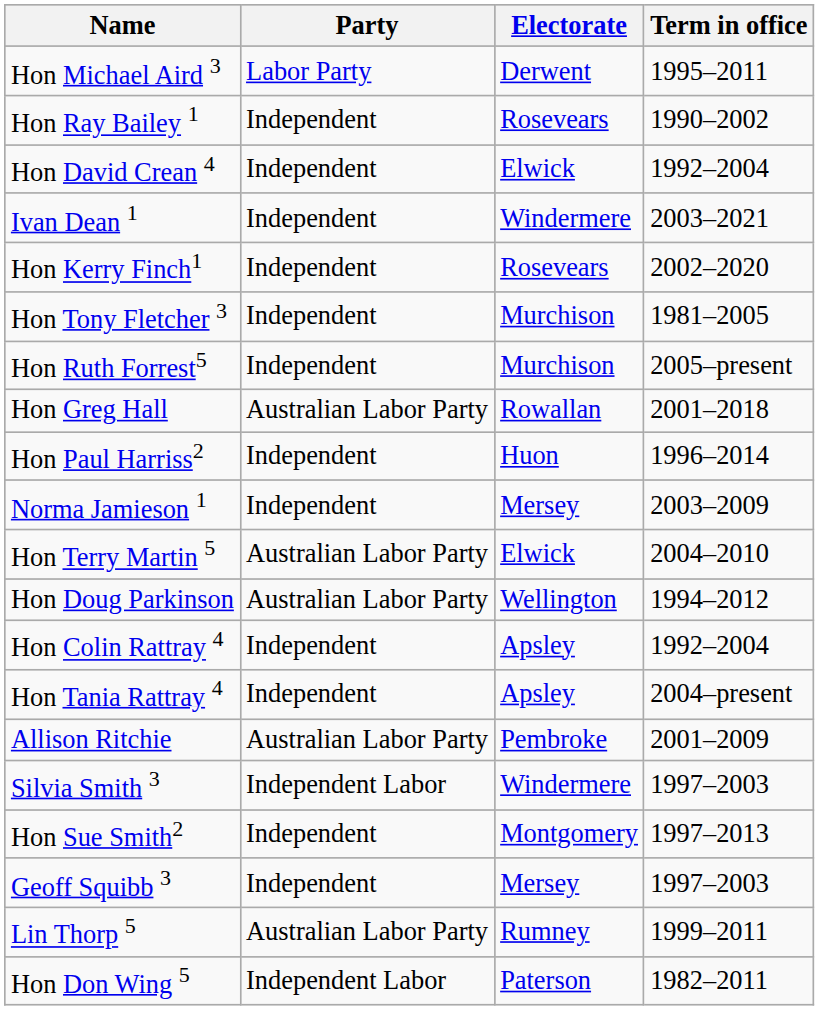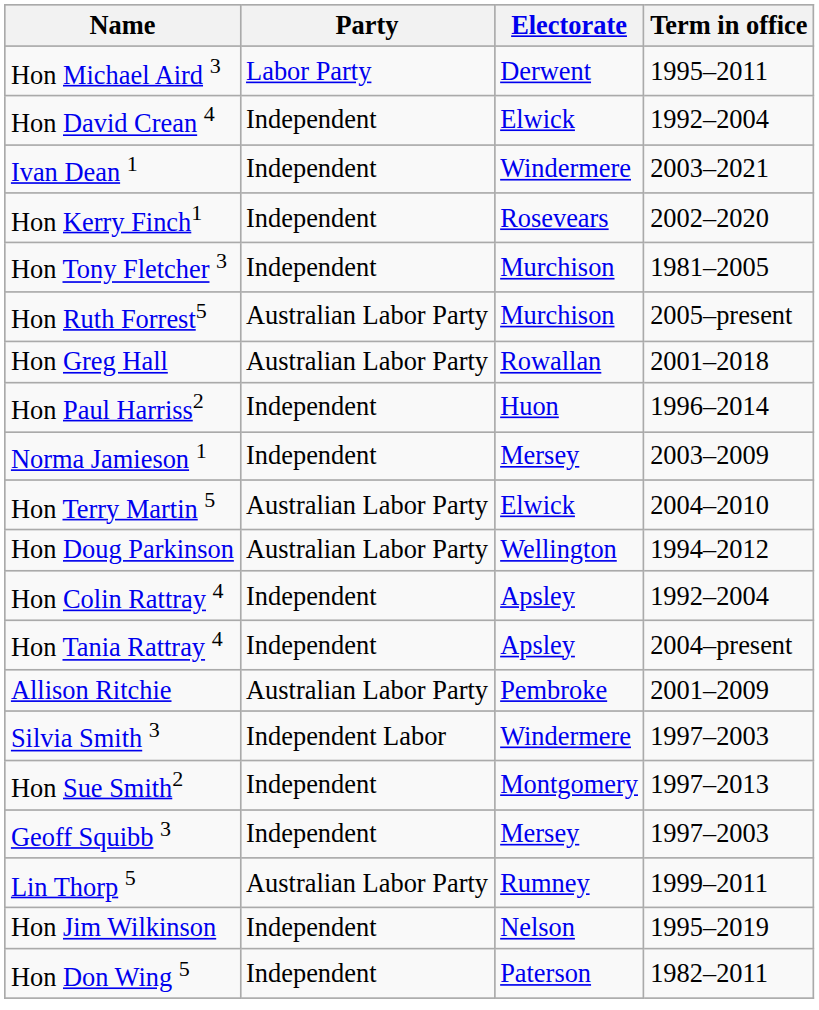- row: (105, 119)
(311, 364) Independent -> (367, 315) Australian Labor Party
+ row: (114, 928)
(346, 980) Independent Labor -> (311, 973) Independent
